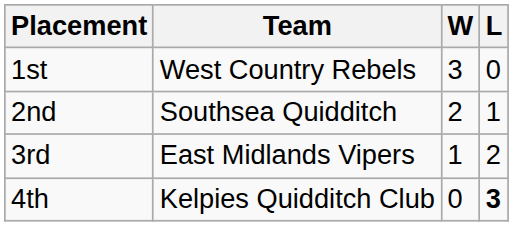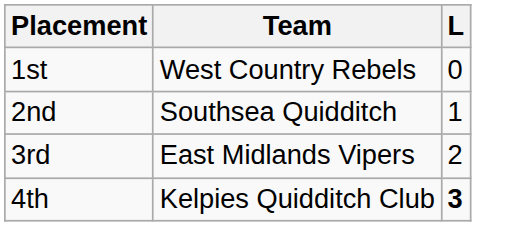- column: (460, 26)
